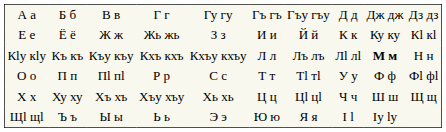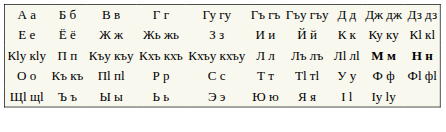(67, 55) Къ къ -> (67, 55) П п
(424, 55) normal -> (422, 55) bold
(67, 76) П п -> (67, 76) Къ къ
- row: (27, 96)
